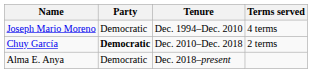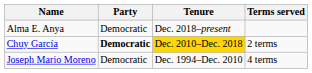rows swapped: (51, 28) <-> (35, 60)
(199, 44) no background -> (199, 44) gold background
